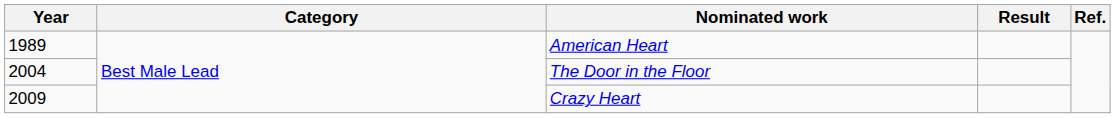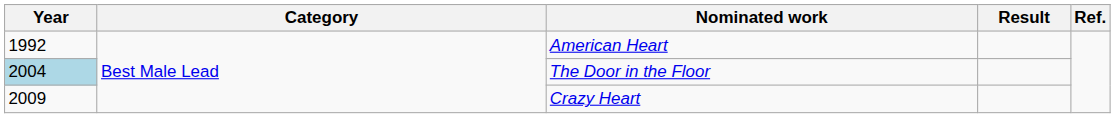(27, 44) 1989 -> (27, 44) 1992
(27, 71) no background -> (27, 71) lightblue background
